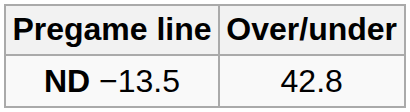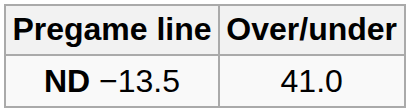(312, 80) 42.8 -> (312, 80) 41.0
